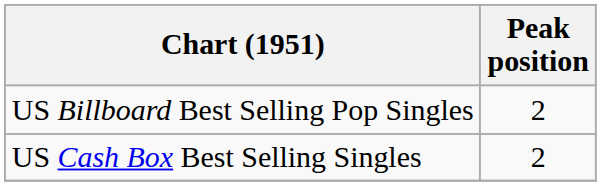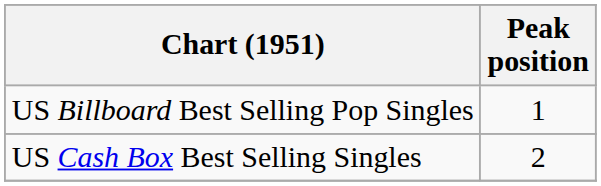(538, 109) 2 -> (538, 109) 1
